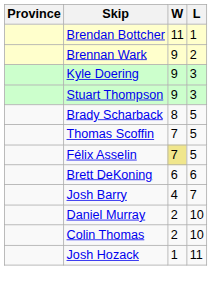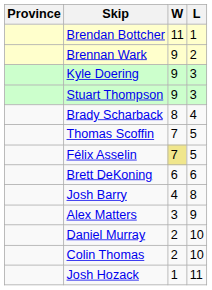(193, 114) 5 -> (193, 114) 4
(193, 194) 7 -> (193, 194) 8
+ row: (102, 214)
